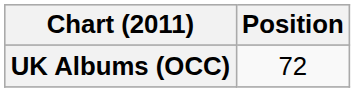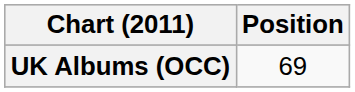(293, 65) 72 -> (293, 65) 69
